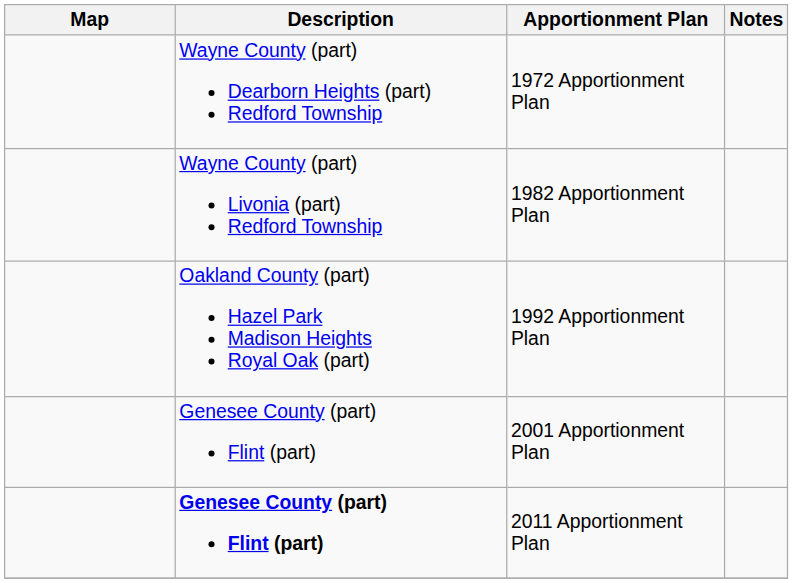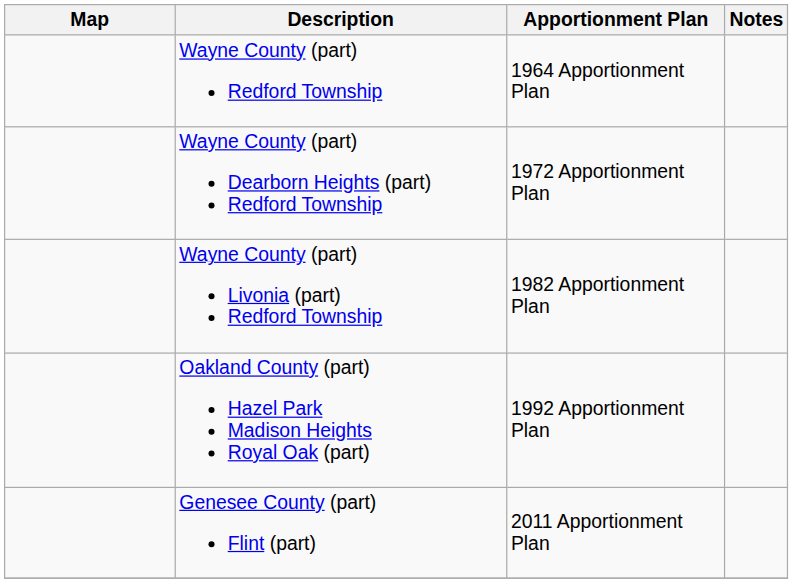+ row: (598, 80)
- row: (598, 441)
(341, 523) bold -> (341, 523) normal
